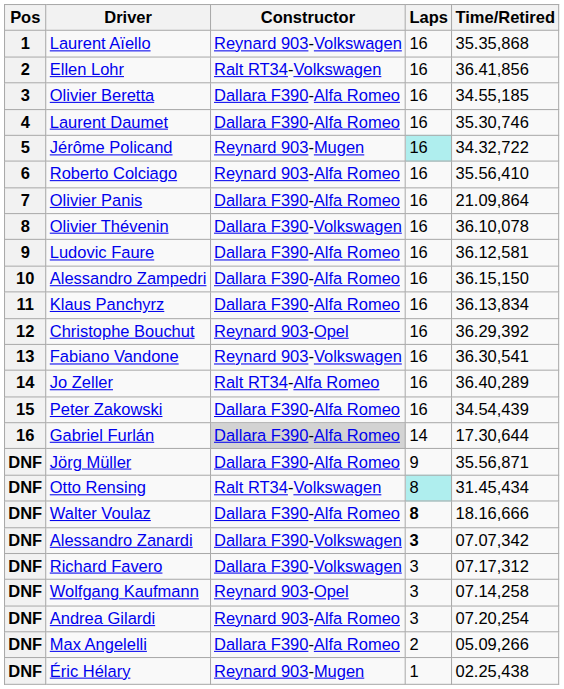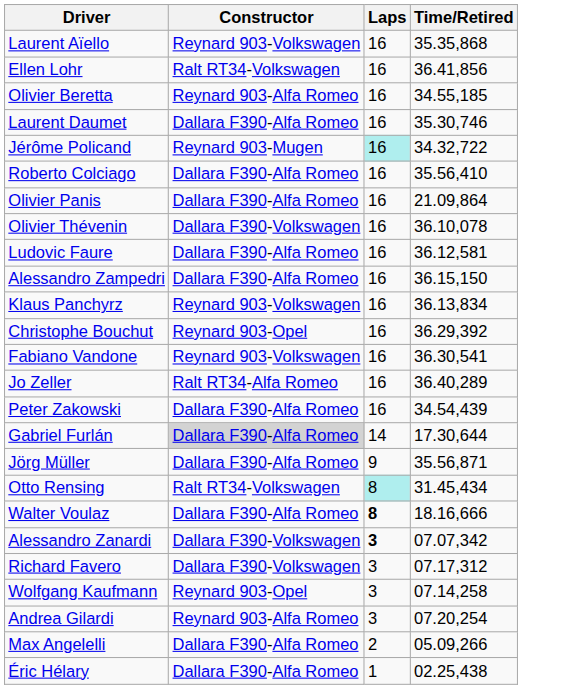- column: (25, 17)
(307, 95) Dallara F390-Alfa Romeo -> (266, 95) Reynard 903-Alfa Romeo
(307, 174) Reynard 903-Alfa Romeo -> (266, 174) Dallara F390-Alfa Romeo
(307, 305) Dallara F390-Alfa Romeo -> (266, 305) Reynard 903-Volkswagen
(289, 670) Reynard 903-Mugen -> (266, 670) Dallara F390-Alfa Romeo
